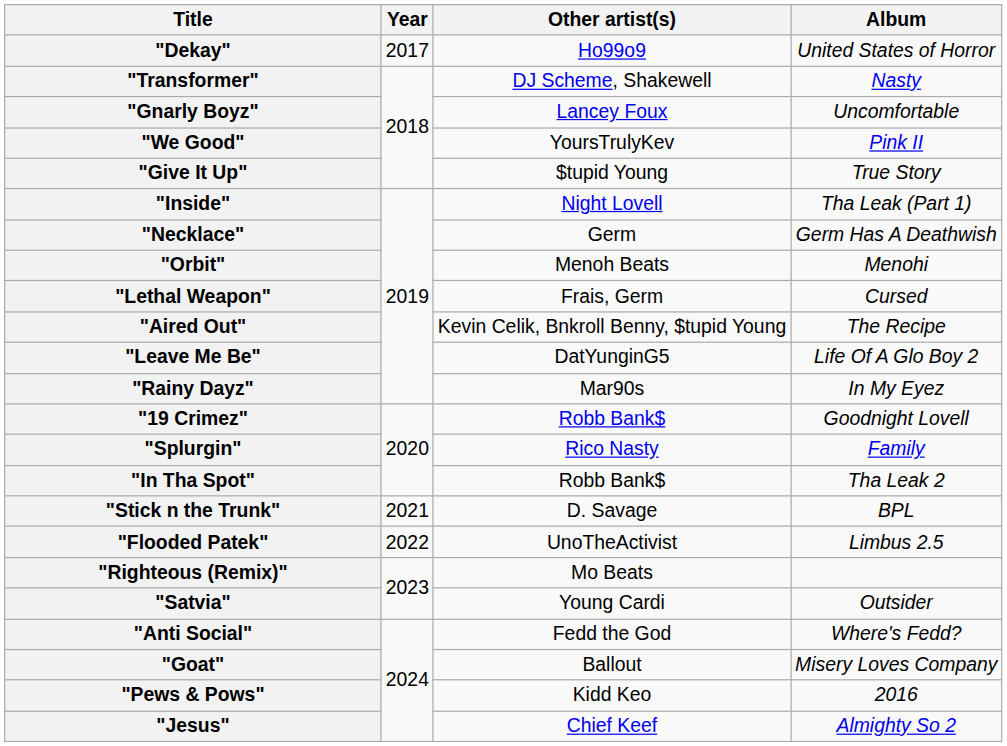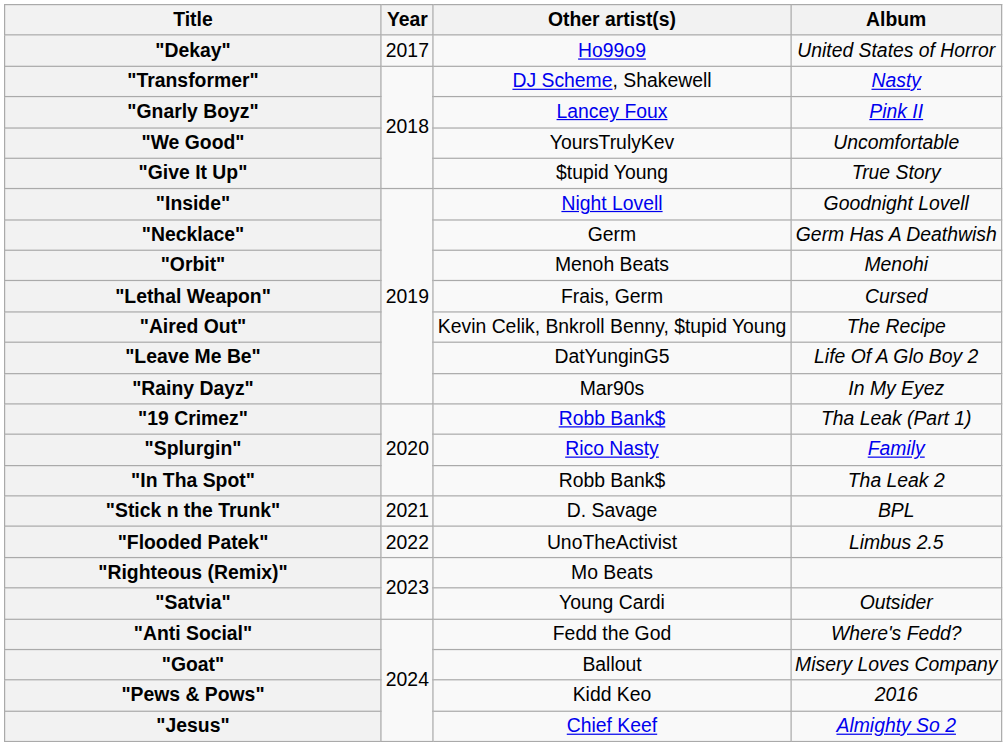(896, 111) Uncomfortable -> (896, 111) Pink II
(896, 142) Pink II -> (896, 142) Uncomfortable
(896, 204) Tha Leak (Part 1) -> (896, 204) Goodnight Lovell
(896, 419) Goodnight Lovell -> (896, 419) Tha Leak (Part 1)
